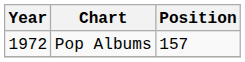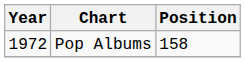(174, 44) 157 -> (174, 44) 158
